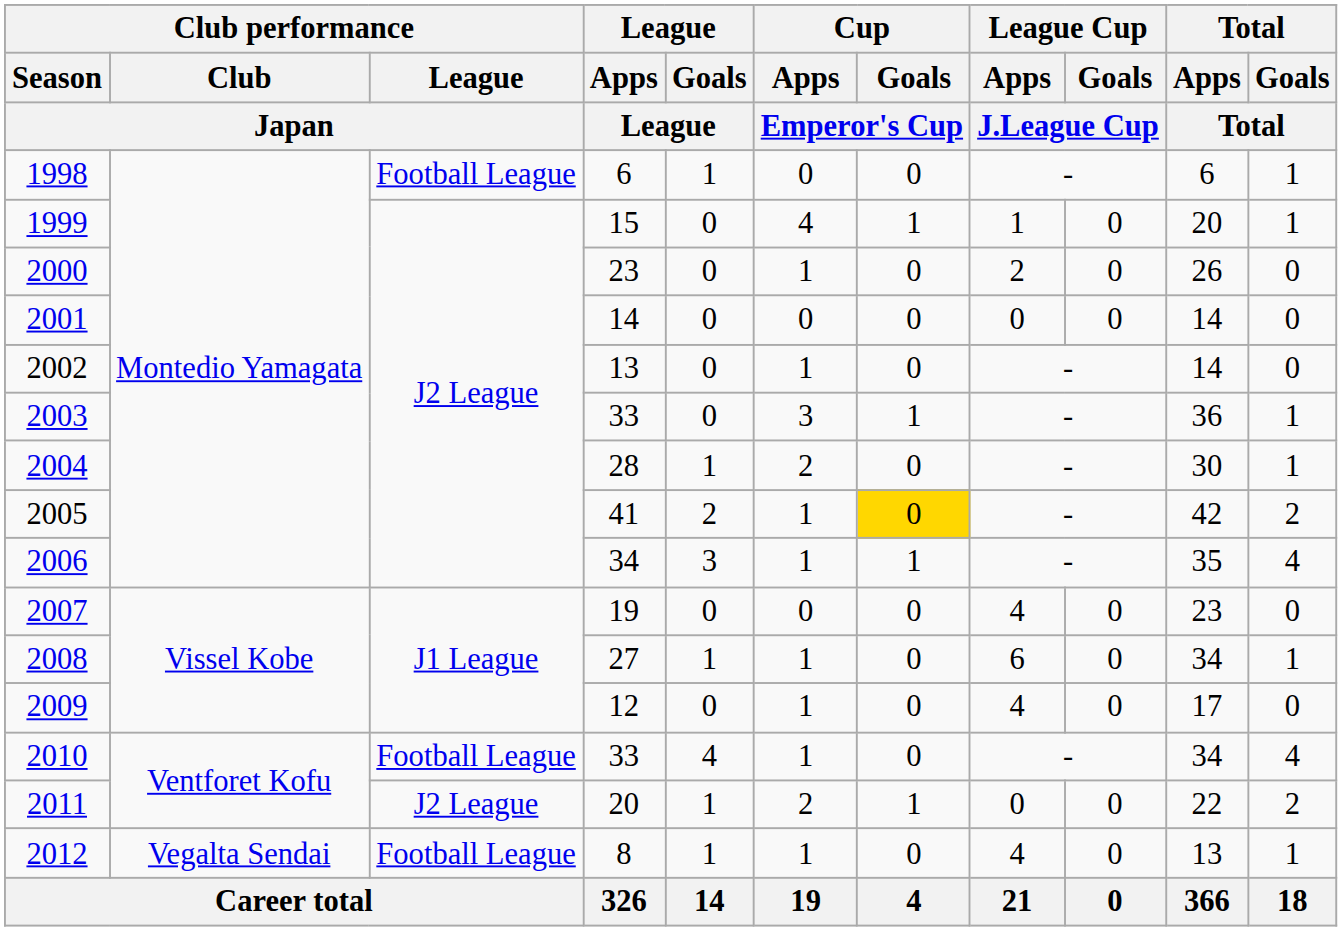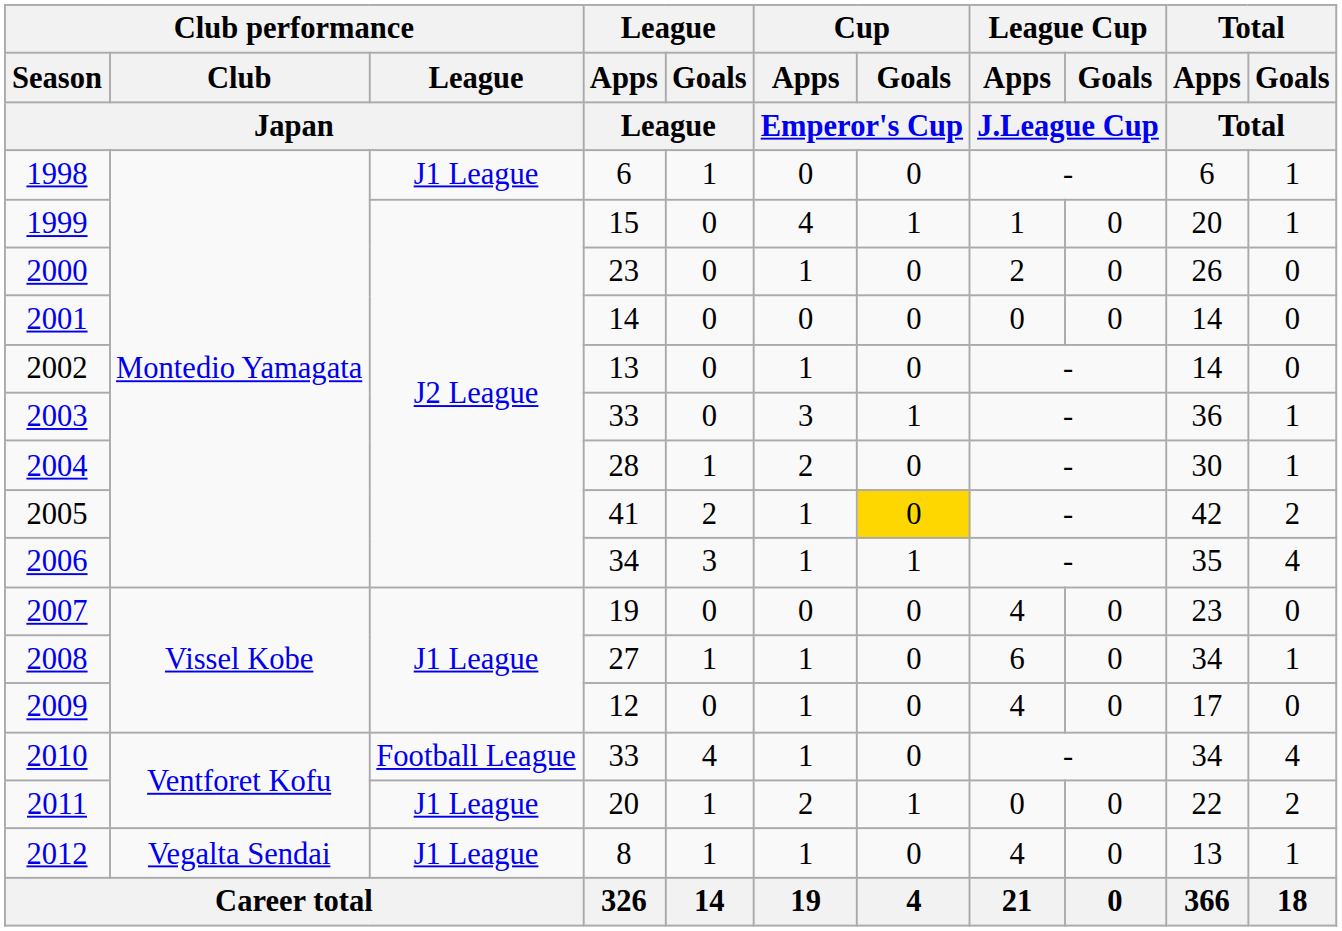(476, 174) Football League -> (476, 174) J1 League
(476, 804) J2 League -> (476, 804) J1 League
(476, 852) Football League -> (476, 852) J1 League
